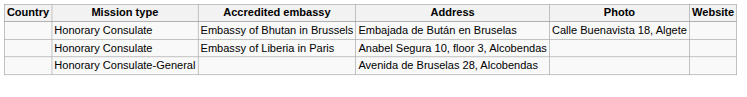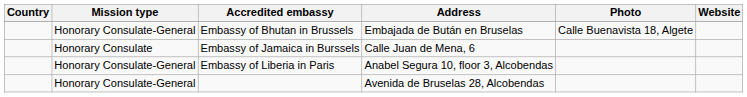(103, 30) Honorary Consulate -> (125, 30) Honorary Consulate-General
+ row: (280, 48)
(103, 48) Honorary Consulate -> (125, 65) Honorary Consulate-General
